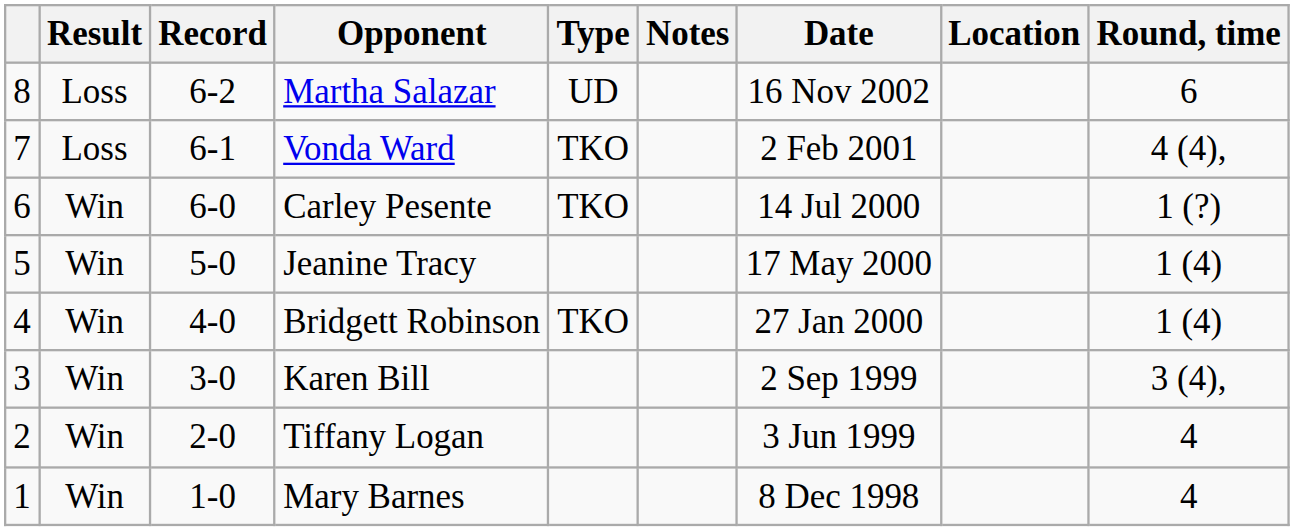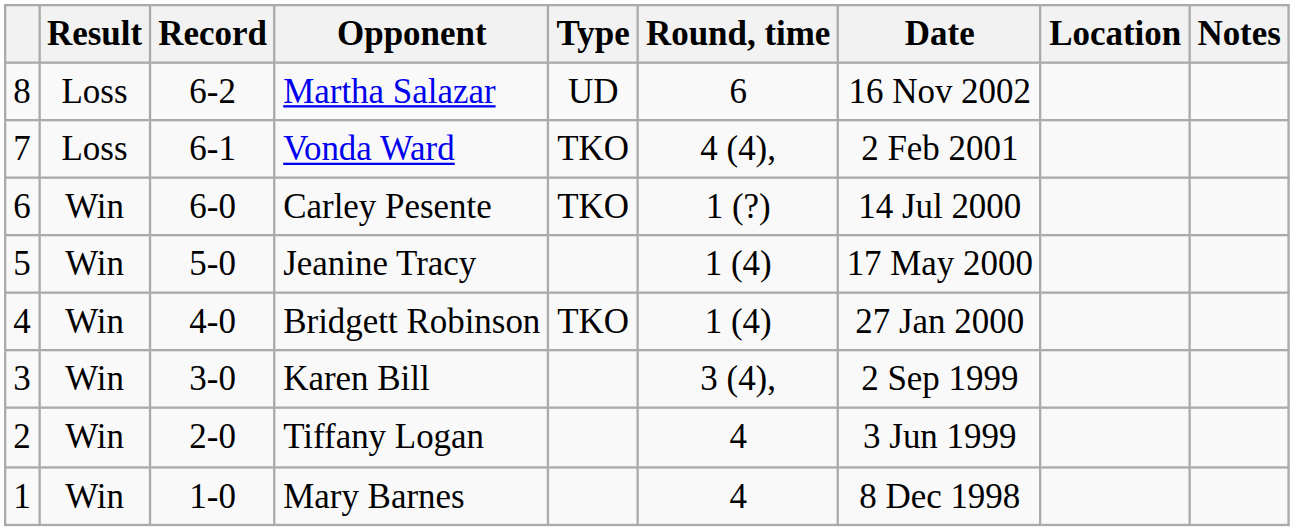columns swapped: (1189, 33) <-> (688, 33)
